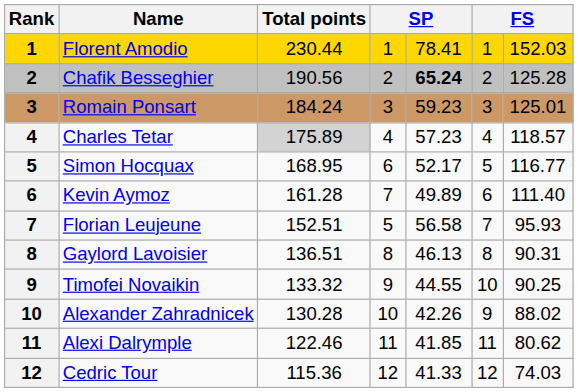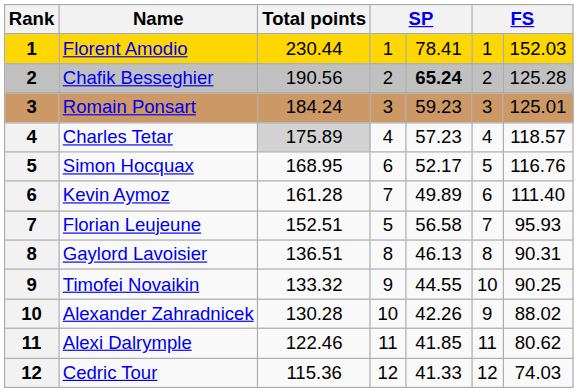(538, 166) 116.77 -> (538, 166) 116.76
